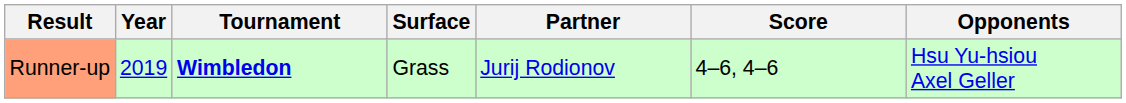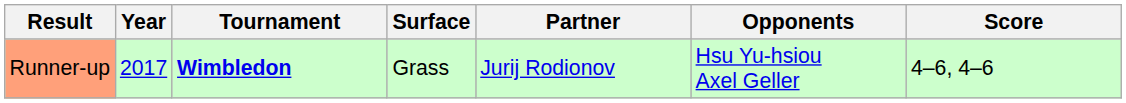columns swapped: (1014, 21) <-> (798, 21)
(144, 68) 2019 -> (144, 68) 2017
